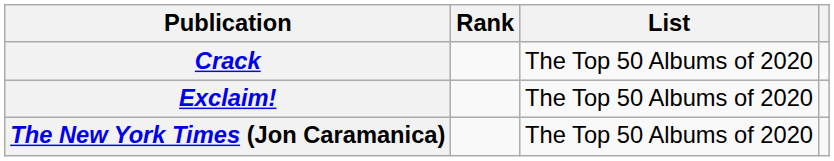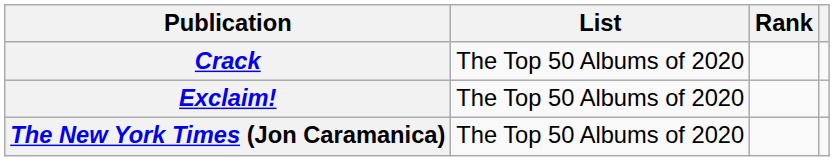columns swapped: (669, 23) <-> (485, 23)
